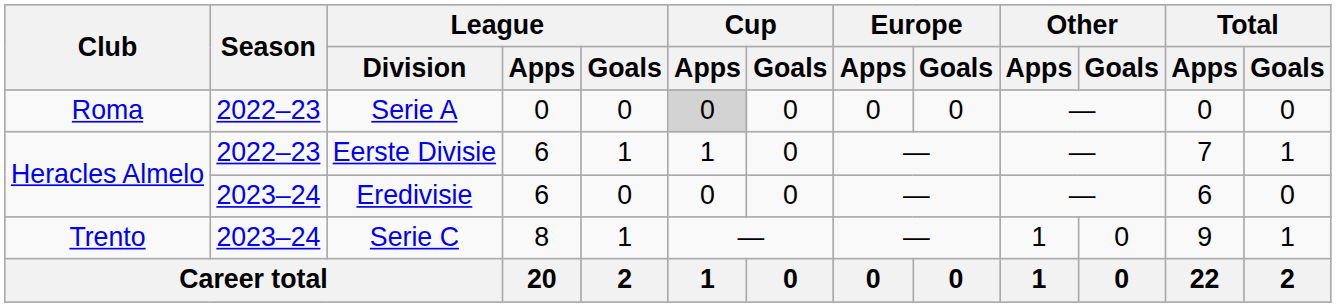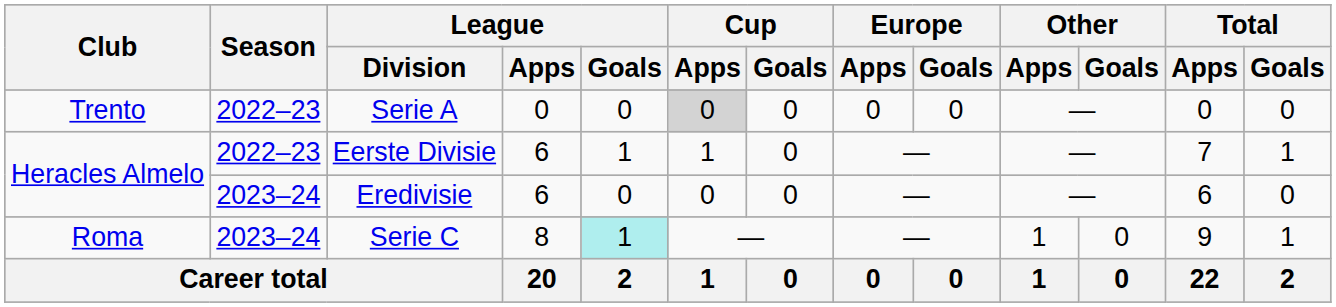(108, 110) Roma -> (108, 110) Trento
(108, 237) Trento -> (108, 237) Roma
(625, 237) no background -> (625, 237) paleturquoise background
